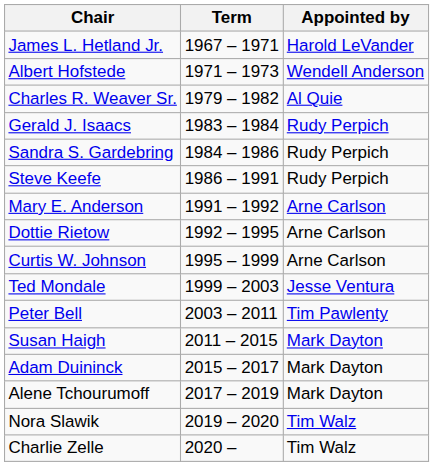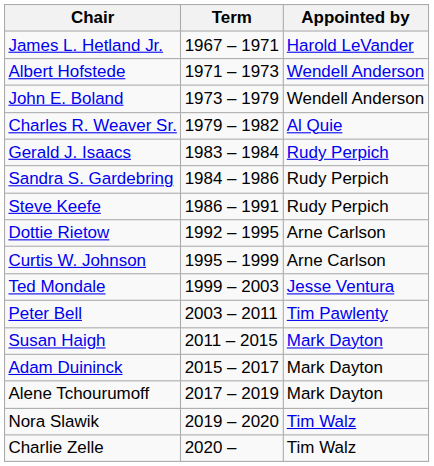+ row: (66, 98)
- row: (76, 206)
